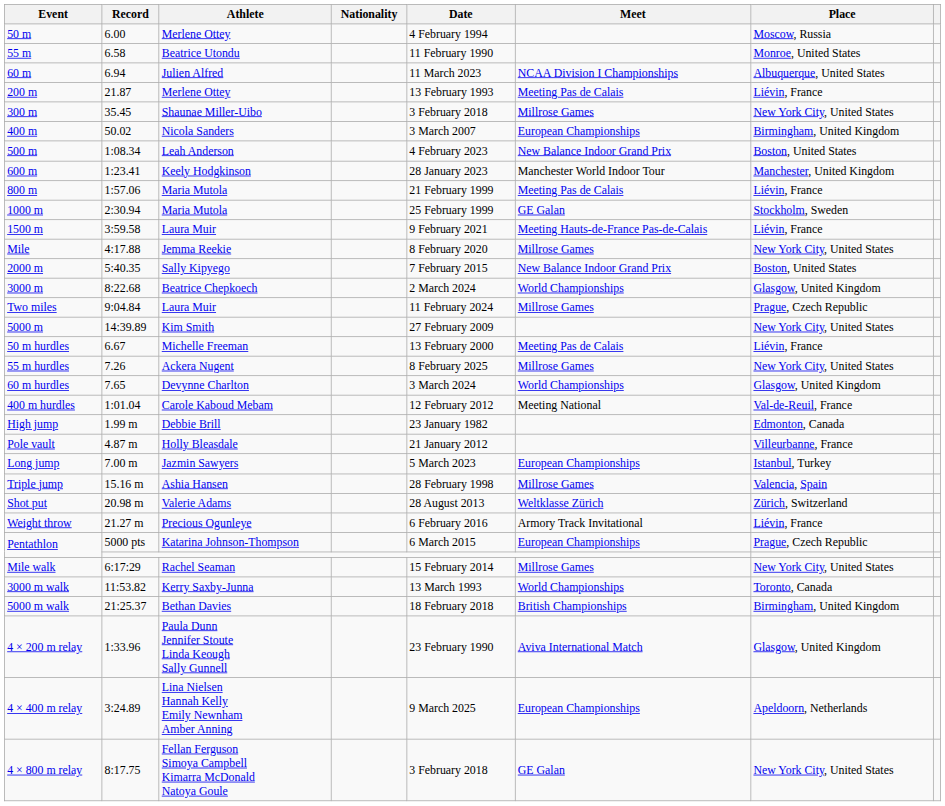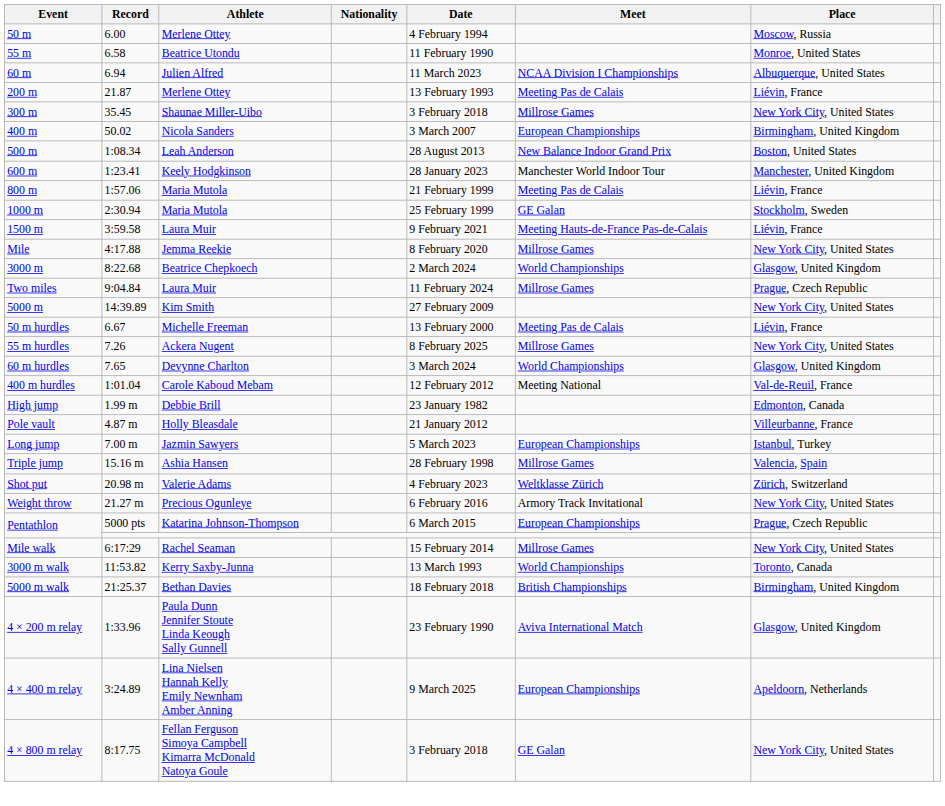(448, 151) 4 February 2023 -> (447, 151) 28 August 2013
- row: (25, 268)
(447, 503) 28 August 2013 -> (448, 483) 4 February 2023
(788, 522) Liévin, France -> (823, 503) New York City, United States
